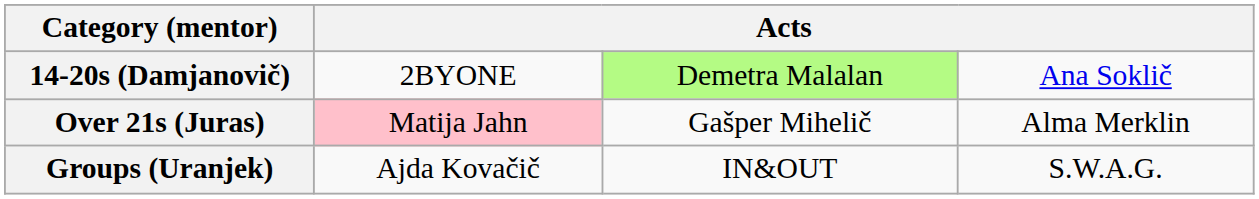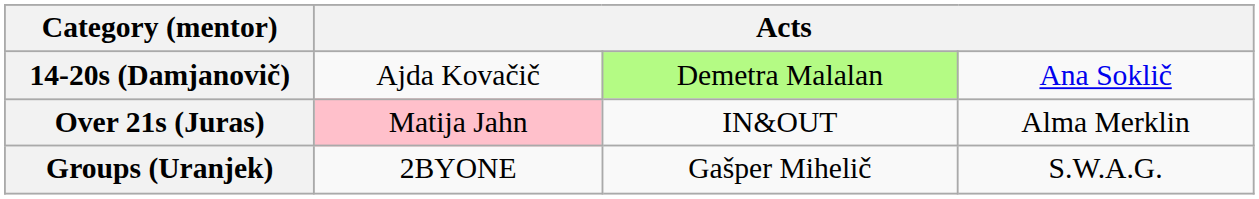(458, 74) 2BYONE -> (458, 74) Ajda Kovačič
(780, 121) Gašper Mihelič -> (780, 121) IN&OUT
(458, 168) Ajda Kovačič -> (458, 168) 2BYONE
(780, 168) IN&OUT -> (780, 168) Gašper Mihelič
